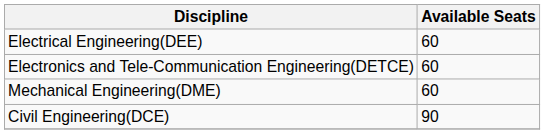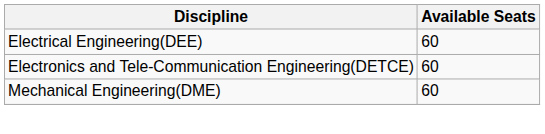- row: (89, 116)
